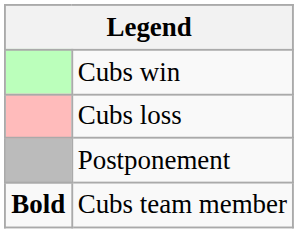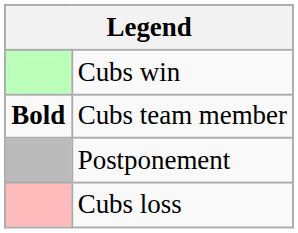rows swapped: (130, 115) <-> (182, 204)
